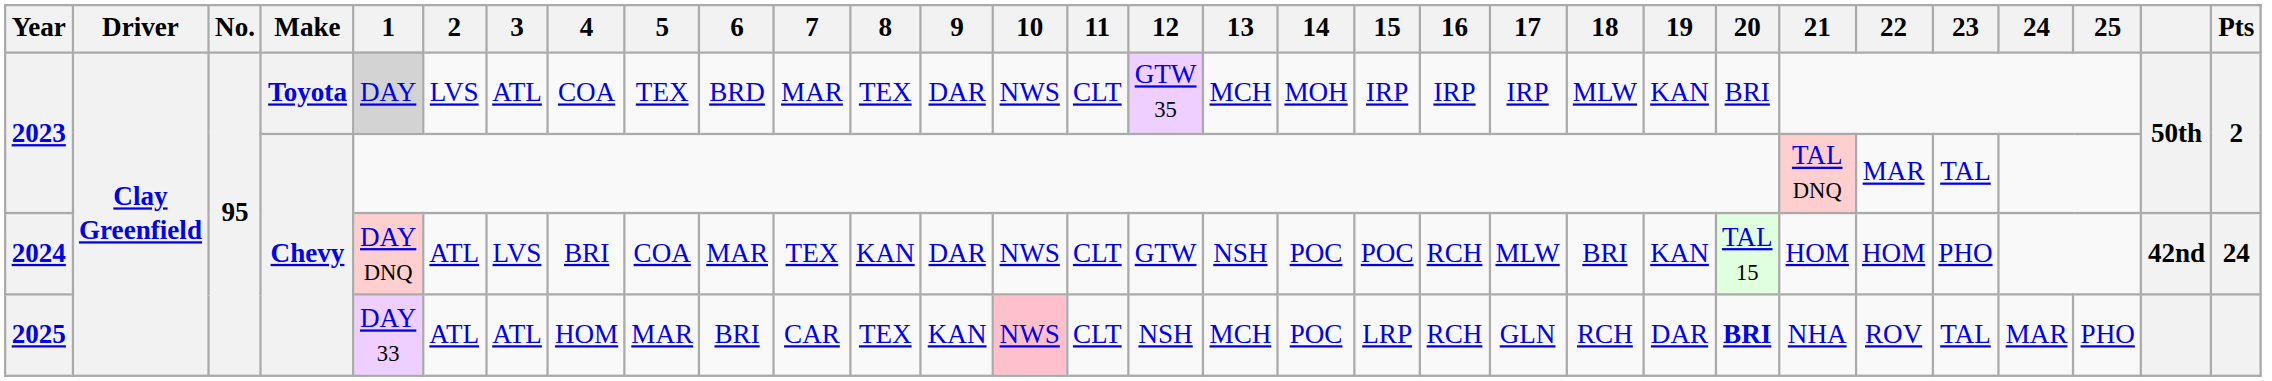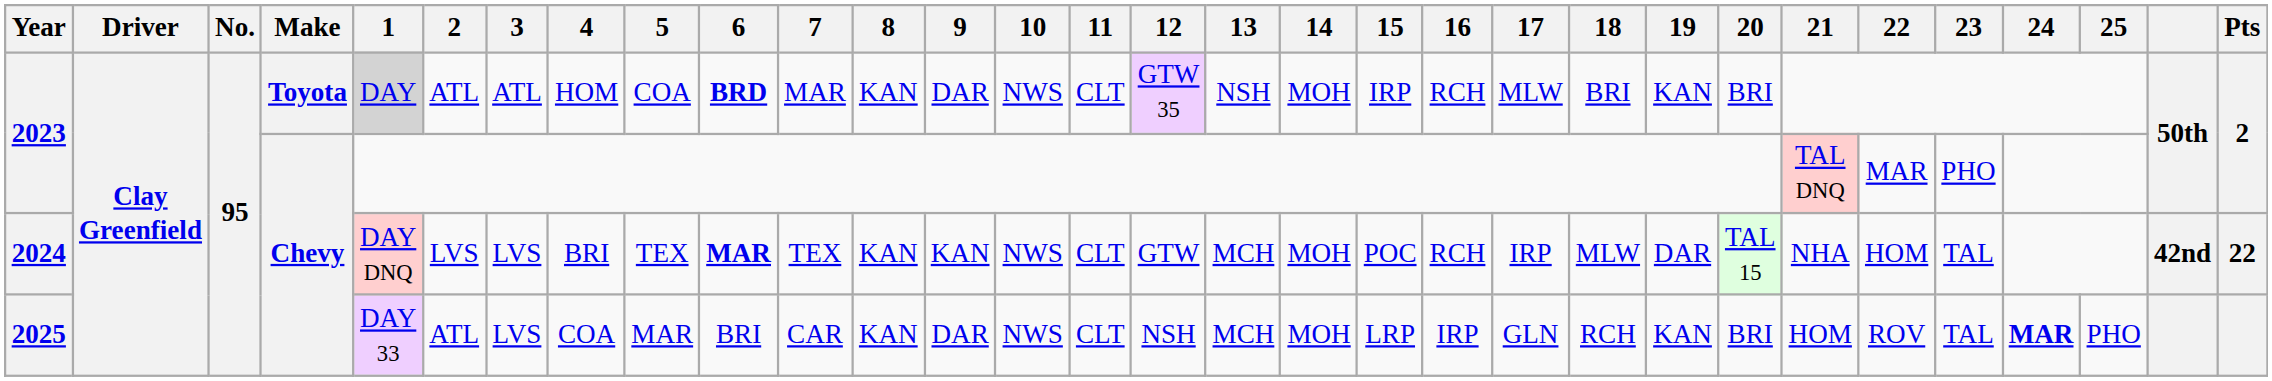(454, 91) LVS -> (454, 91) ATL
(587, 91) COA -> (587, 91) HOM
(662, 91) TEX -> (662, 91) COA
(737, 91) normal -> (739, 91) bold
(885, 91) TEX -> (888, 91) KAN
(1240, 91) MCH -> (1243, 91) NSH
(1454, 91) IRP -> (1457, 91) RCH
(1528, 91) IRP -> (1531, 91) MLW
(1605, 91) MLW -> (1608, 91) BRI
(1965, 172) TAL -> (1968, 172) PHO
(454, 253) ATL -> (454, 253) LVS
(662, 253) COA -> (662, 253) TEX
(737, 253) normal -> (739, 253) bold
(957, 253) DAR -> (960, 253) KAN
(1240, 253) NSH -> (1243, 253) MCH
(1316, 253) POC -> (1319, 253) MOH
(1528, 253) MLW -> (1531, 253) IRP
(1605, 253) BRI -> (1608, 253) MLW
(1680, 253) KAN -> (1683, 253) DAR
(1817, 253) HOM -> (1820, 253) NHA
(1965, 253) PHO -> (1968, 253) TAL
(2236, 253) 24 -> (2242, 253) 22
(517, 334) ATL -> (517, 334) LVS
(587, 334) HOM -> (587, 334) COA
(885, 334) TEX -> (888, 334) KAN
(957, 334) KAN -> (960, 334) DAR
(1030, 334) pink background -> (1033, 334) no background
(1316, 334) POC -> (1319, 334) MOH
(1454, 334) RCH -> (1457, 334) IRP
(1680, 334) DAR -> (1683, 334) KAN
(1747, 334) bold -> (1750, 334) normal
(1817, 334) NHA -> (1820, 334) HOM
(2037, 334) normal -> (2041, 334) bold
